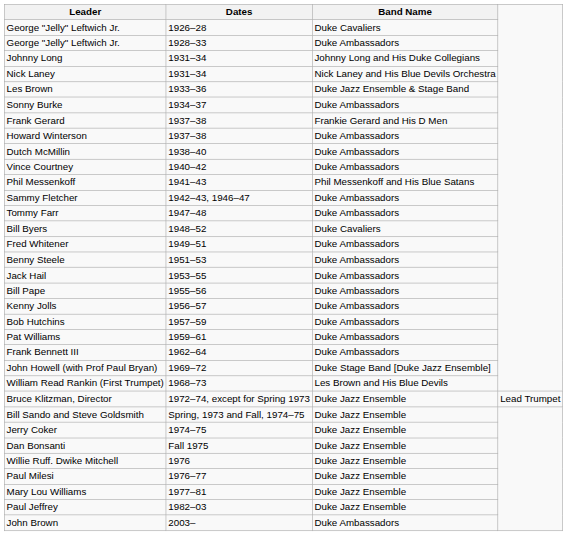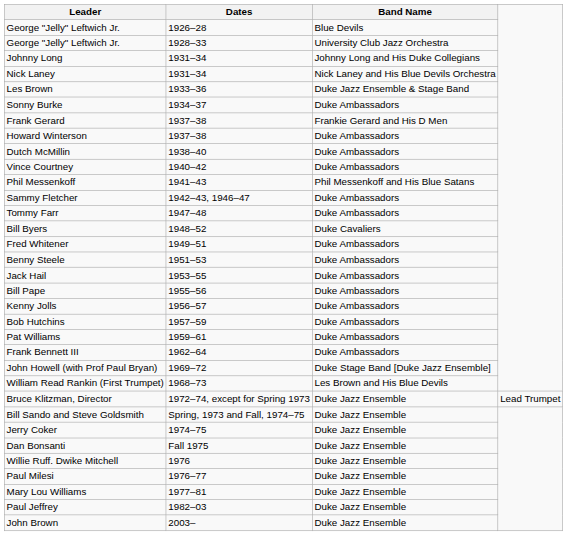(348, 27) Duke Cavaliers -> (339, 27) Blue Devils
(357, 43) Duke Ambassadors -> (381, 43) University Club Jazz Orchestra
(357, 523) Duke Ambassadors -> (360, 523) Duke Jazz Ensemble
